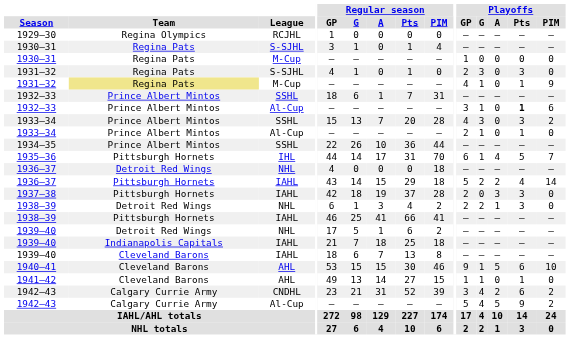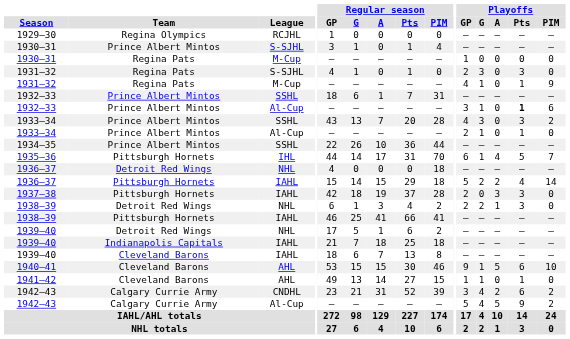(164, 47) Regina Pats -> (164, 47) Prince Albert Mintos
(164, 84) khaki background -> (164, 84) no background
(332, 120) 15 -> (332, 120) 43
(332, 181) 43 -> (332, 181) 15
